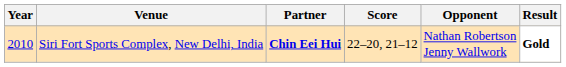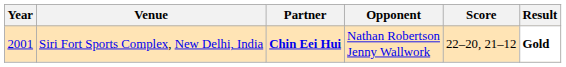columns swapped: (470, 15) <-> (382, 15)
(20, 44) 2010 -> (20, 44) 2001
